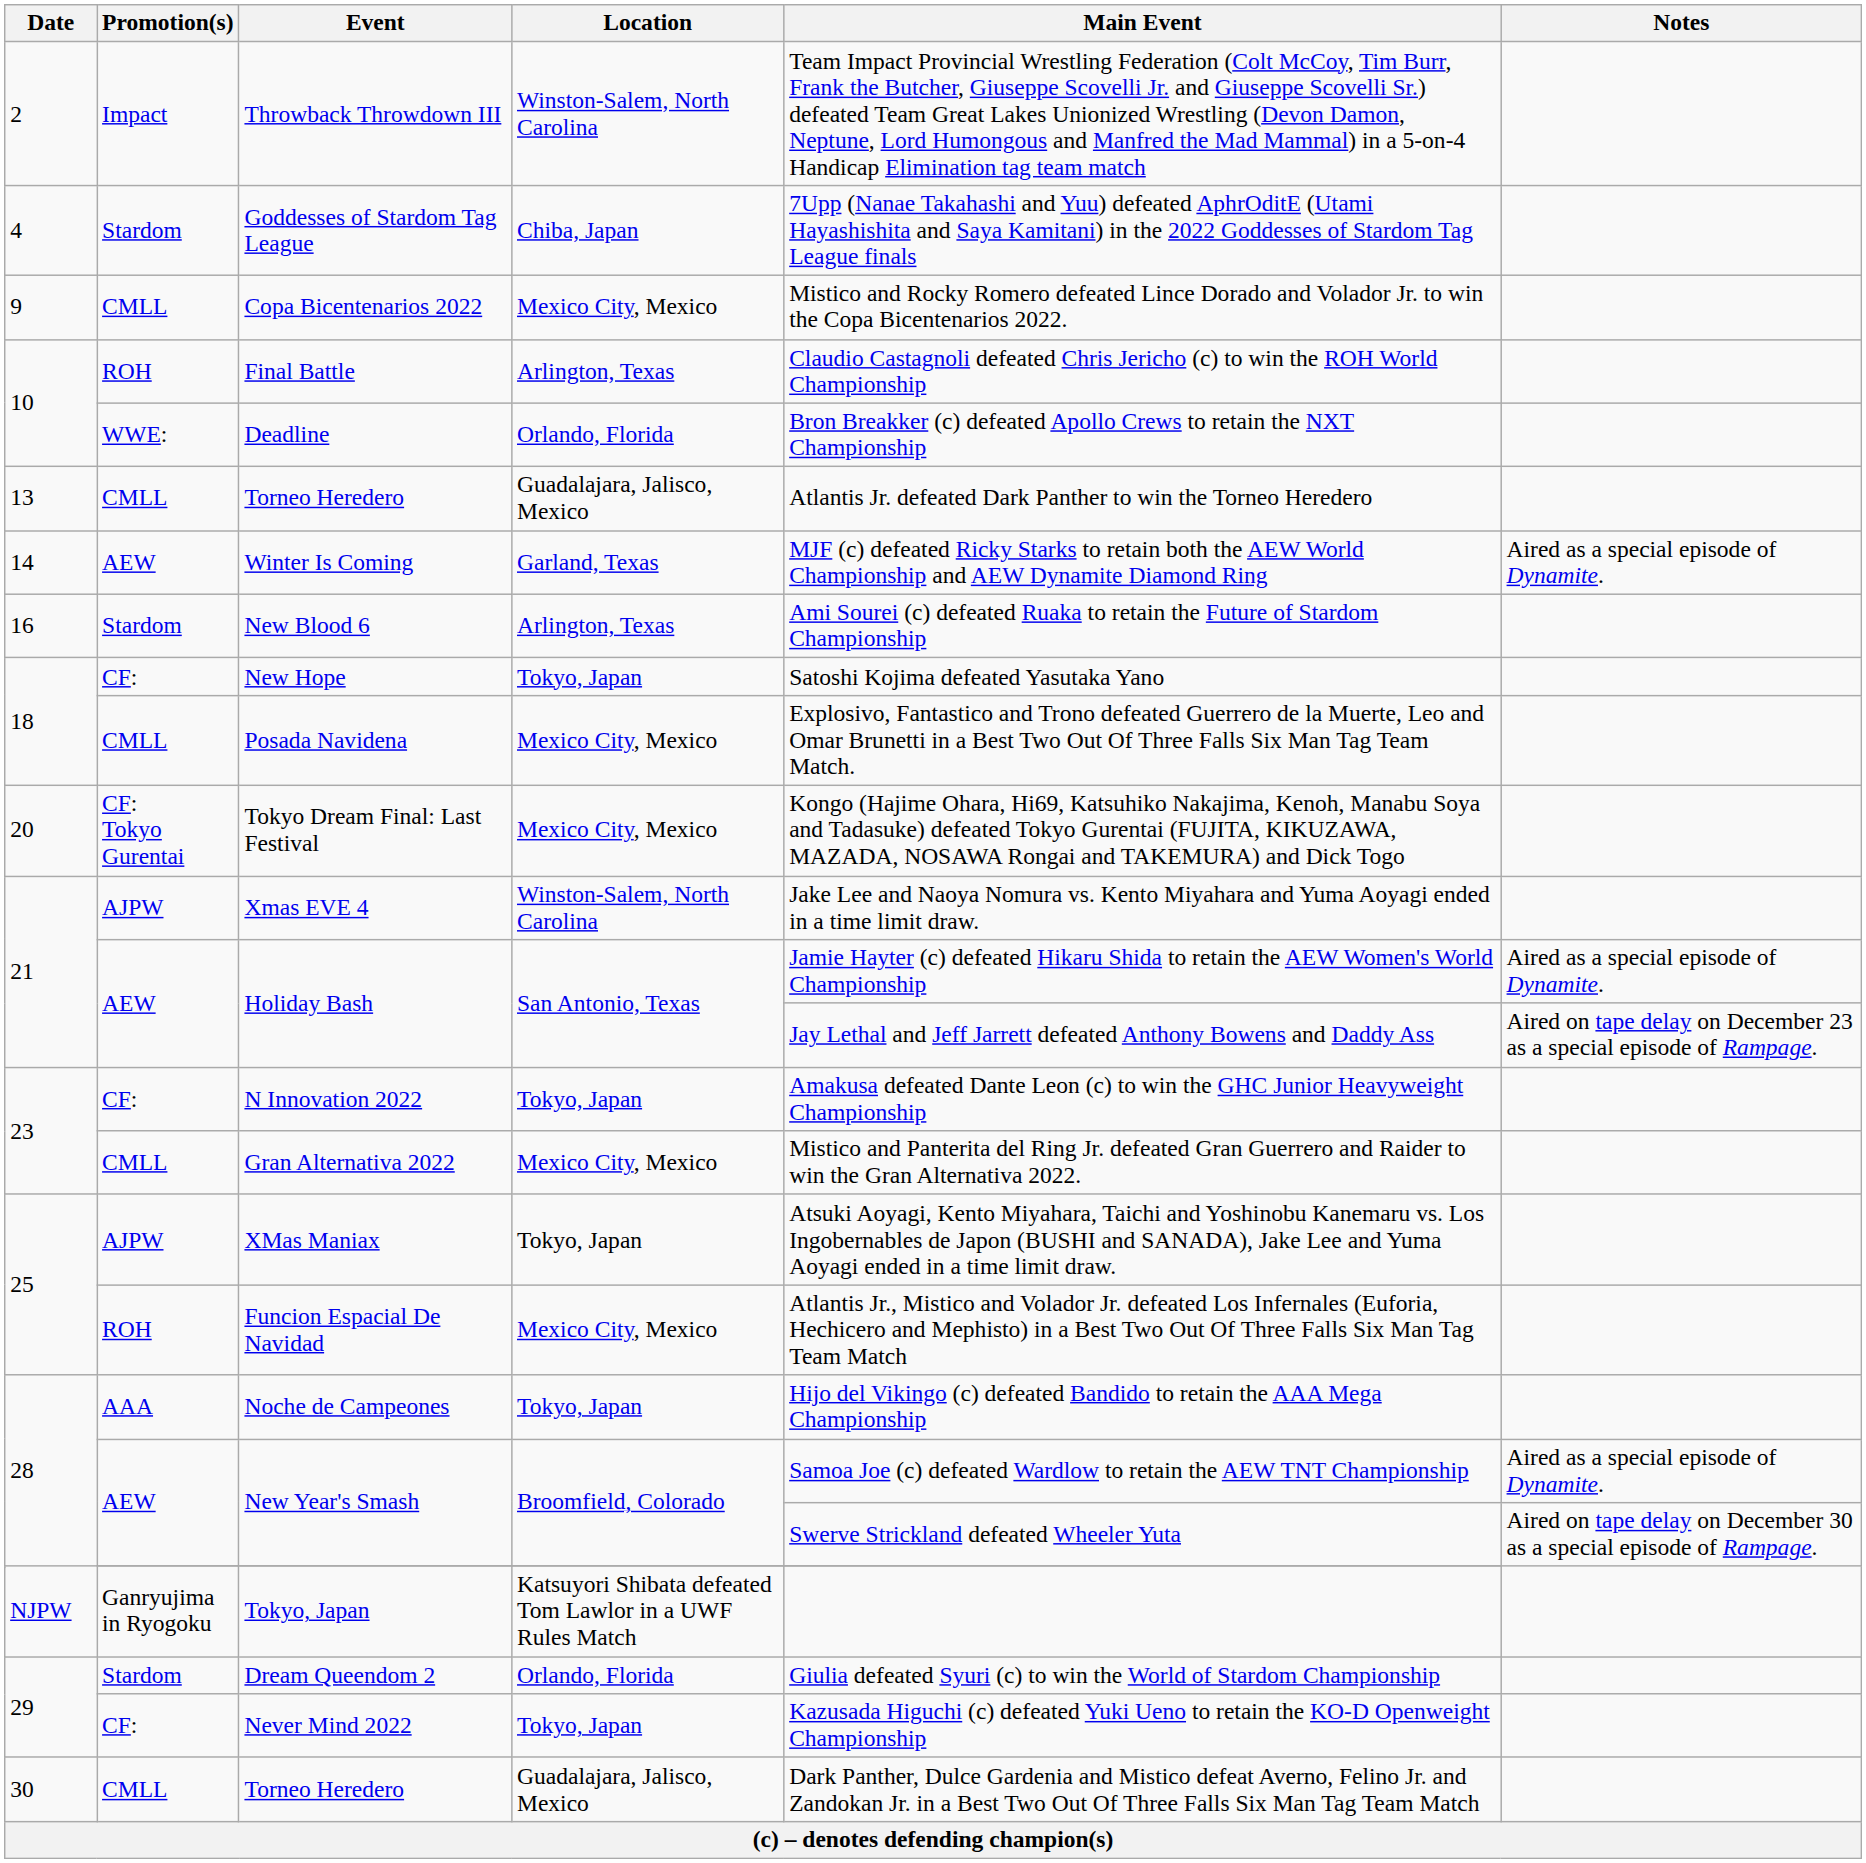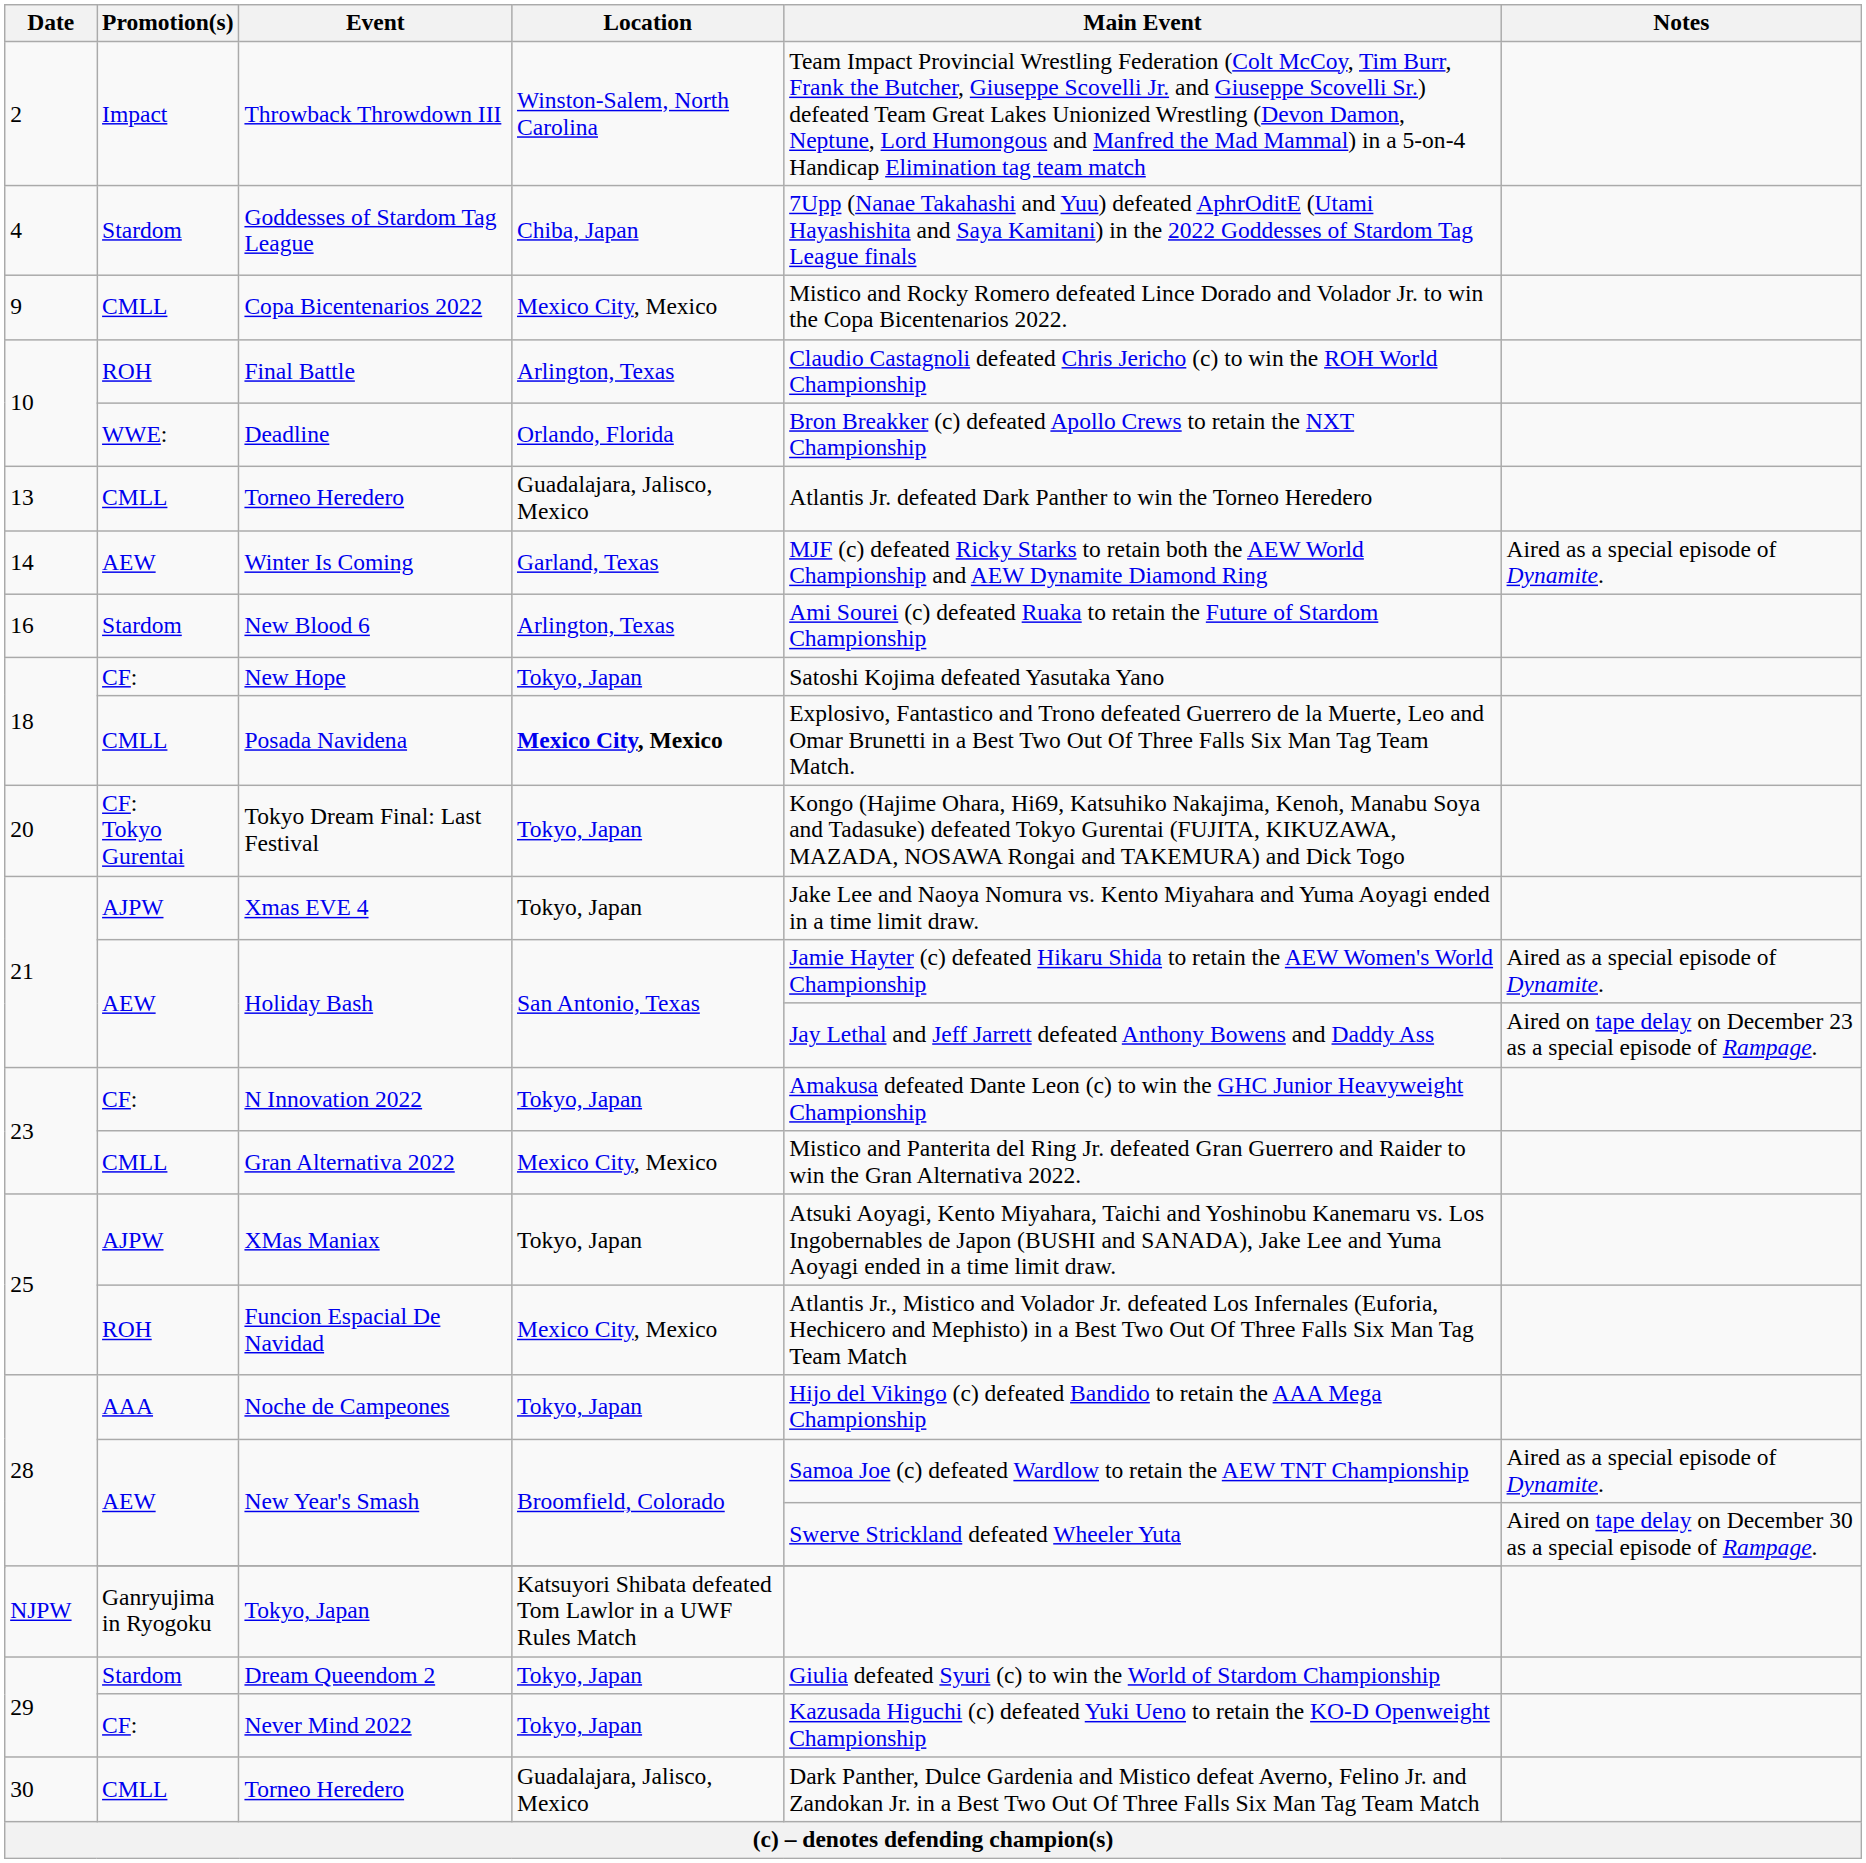(617, 740) normal -> (620, 740) bold
(617, 830) Mexico City, Mexico -> (580, 830) Tokyo, Japan
(623, 907) Winston-Salem, North Carolina -> (580, 907) Tokyo, Japan
(595, 1674) Orlando, Florida -> (580, 1674) Tokyo, Japan
